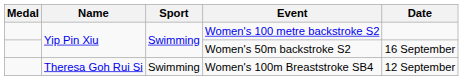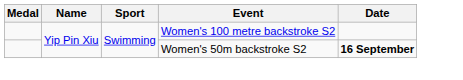(420, 49) normal -> (377, 49) bold
- row: (289, 67)
